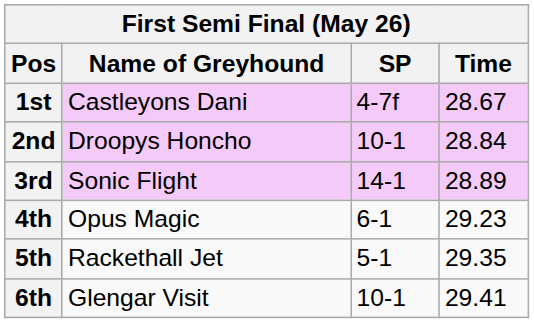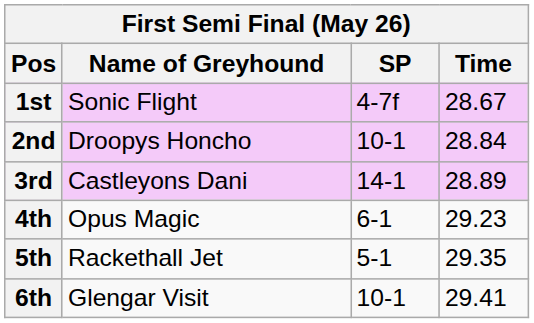(158, 102) Castleyons Dani -> (132, 102) Sonic Flight
(132, 180) Sonic Flight -> (158, 180) Castleyons Dani
